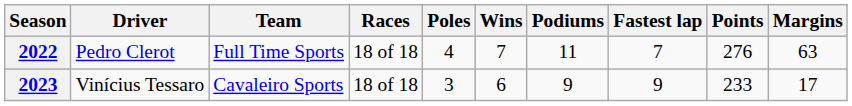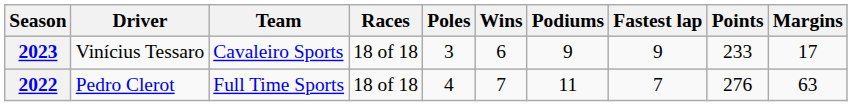rows swapped: (38, 52) <-> (38, 84)
